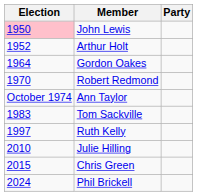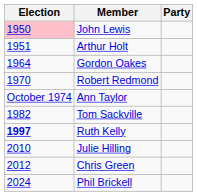(19, 47) 1952 -> (19, 47) 1951
(19, 115) 1983 -> (19, 115) 1982
(19, 132) normal -> (19, 132) bold
(19, 166) 2015 -> (19, 166) 2012
